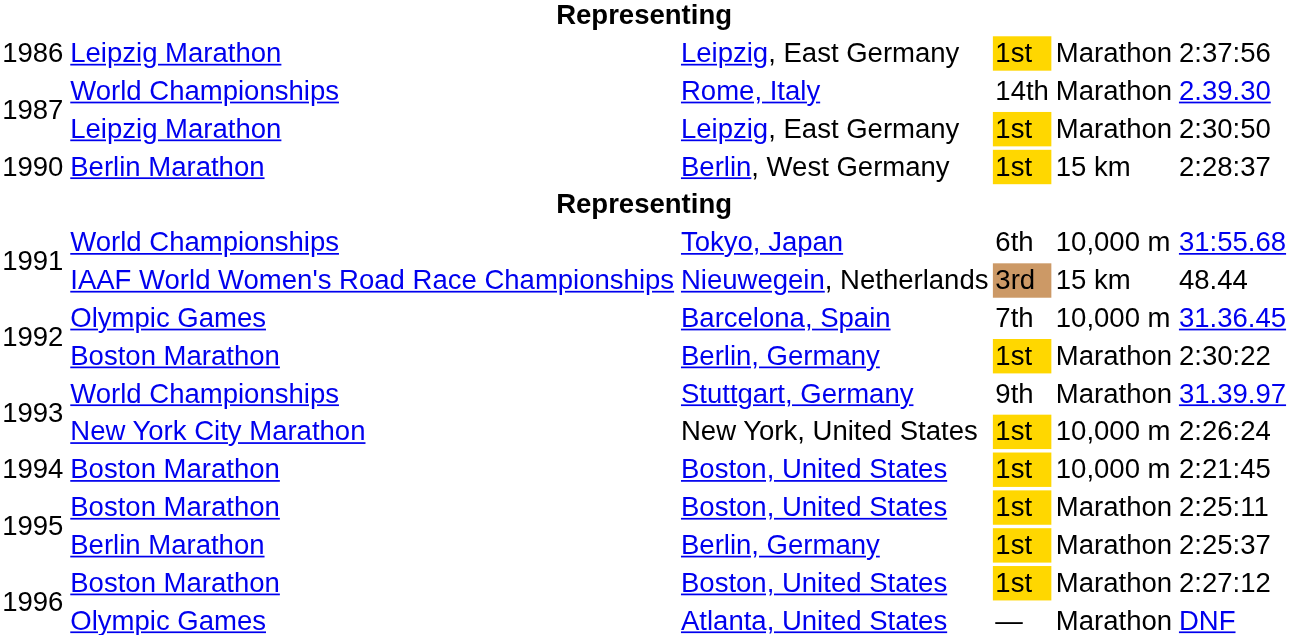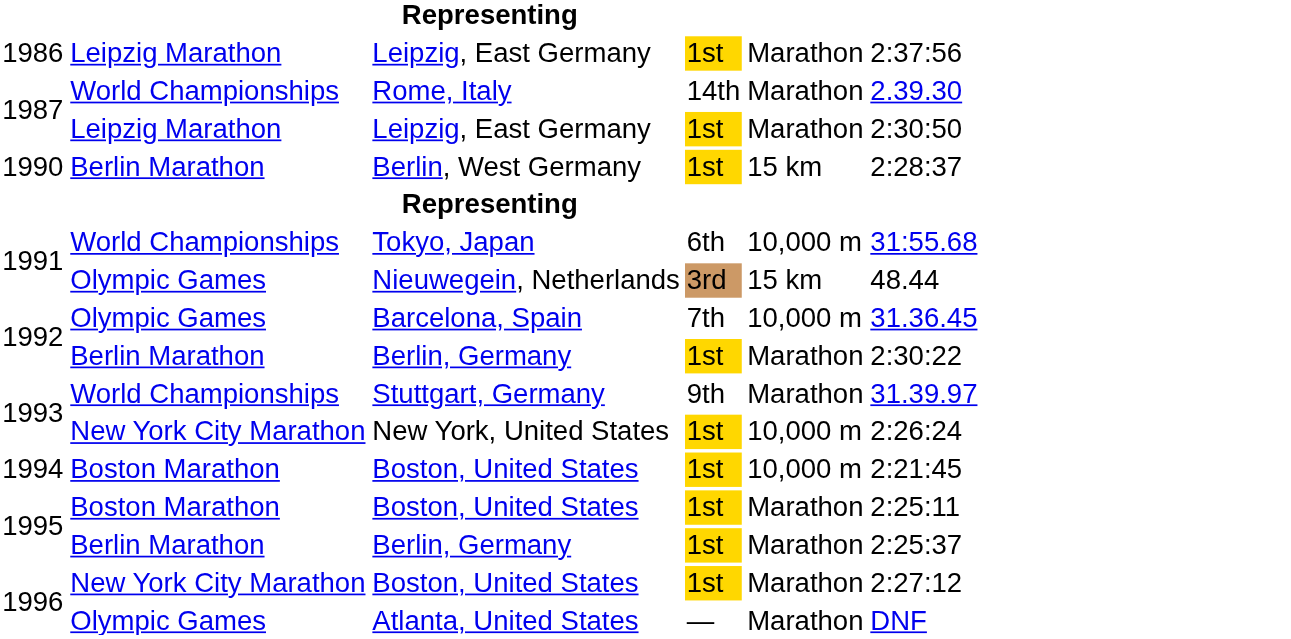(372, 280) IAAF World Women's Road Race Championships -> (168, 280) Olympic Games
(175, 355) Boston Marathon -> (167, 355) Berlin Marathon
(175, 582) Boston Marathon -> (218, 582) New York City Marathon
